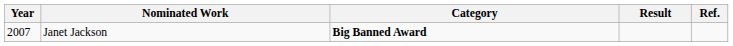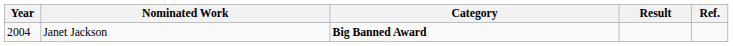(19, 32) 2007 -> (19, 32) 2004
